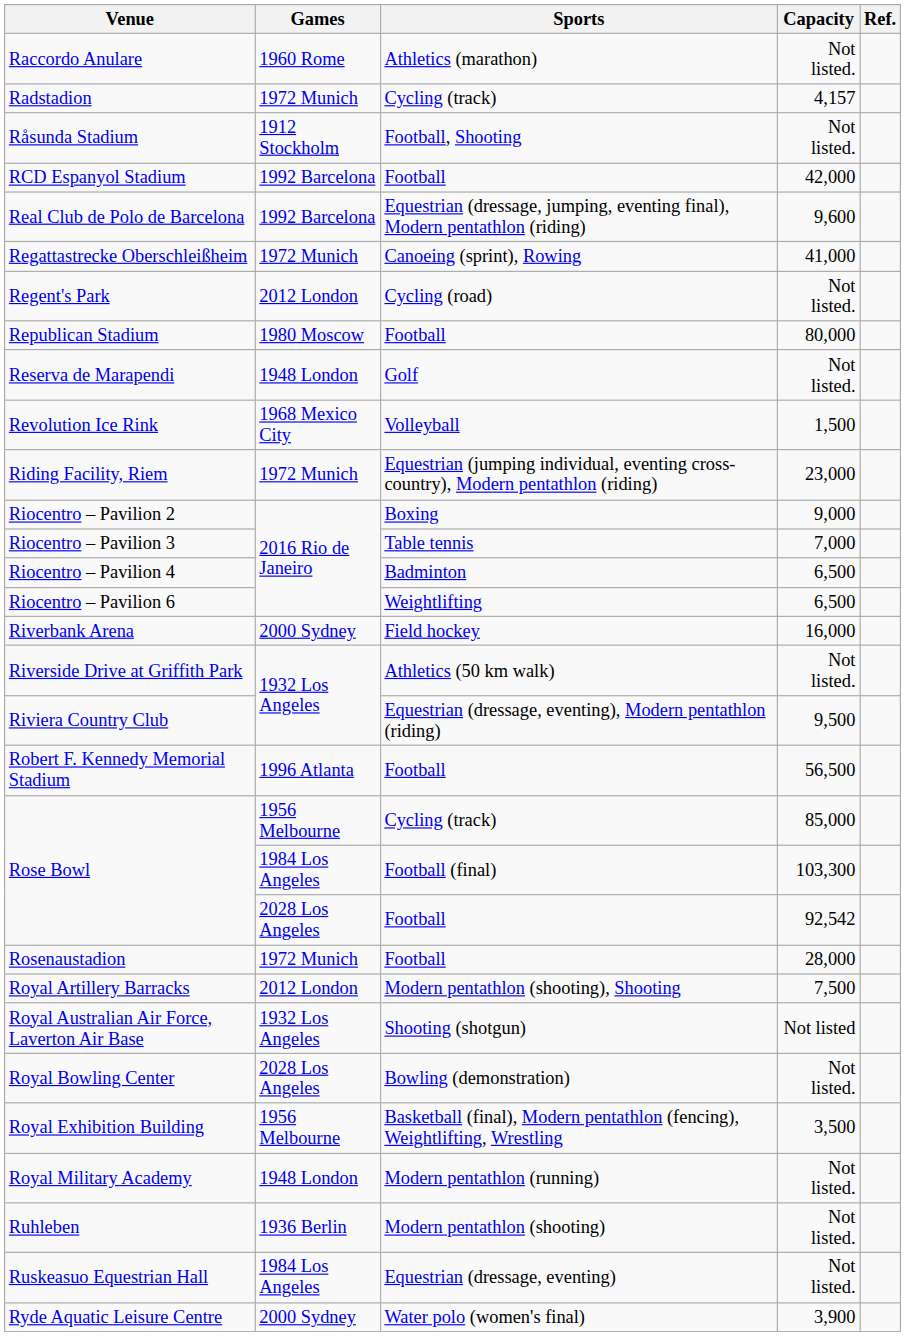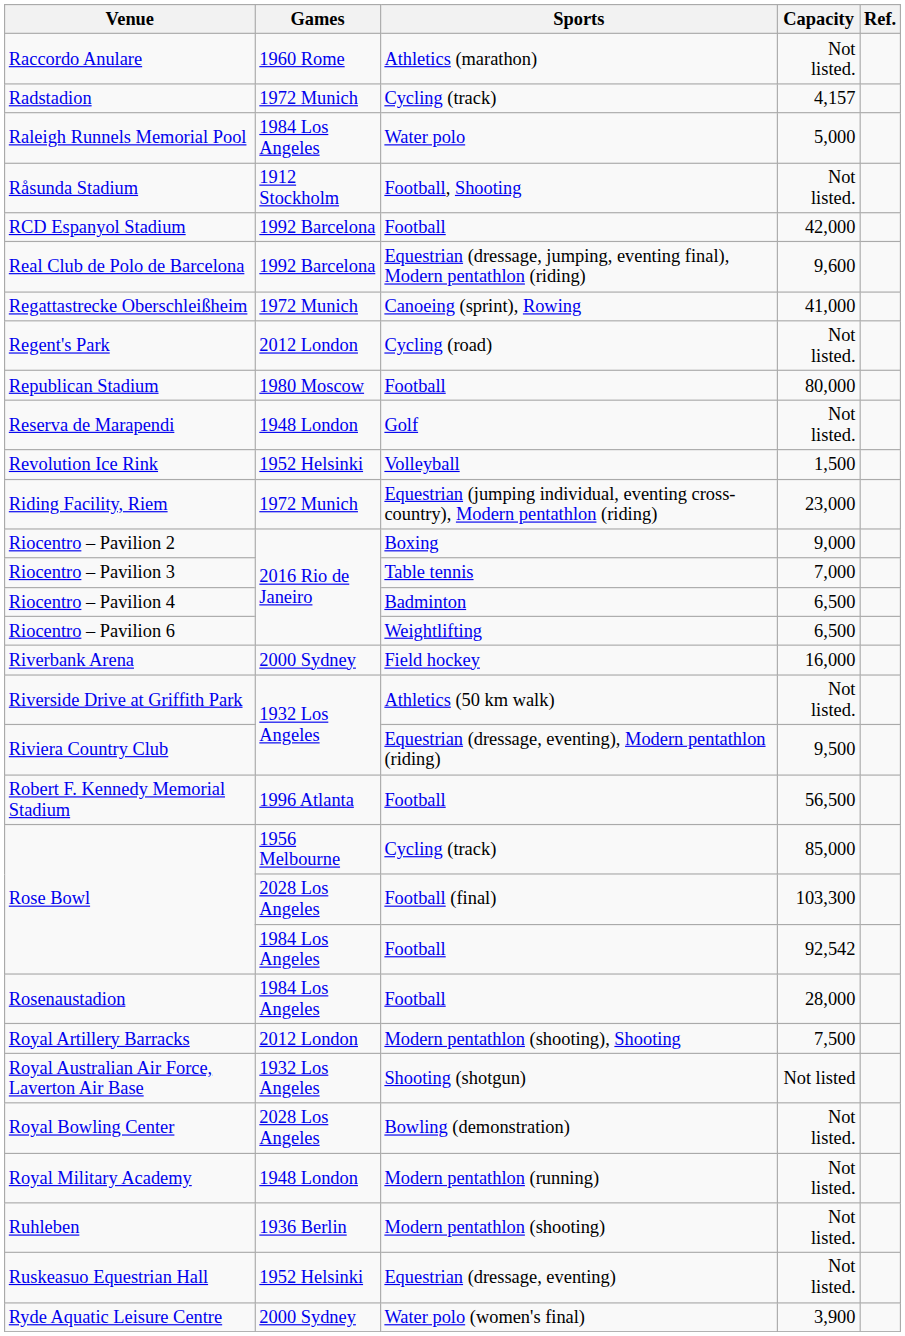+ row: (128, 137)
(308, 424) 1968 Mexico City -> (311, 464) 1952 Helsinki
(294, 869) 1984 Los Angeles -> (294, 899) 2028 Los Angeles
(294, 919) 2028 Los Angeles -> (294, 949) 1984 Los Angeles
(309, 959) 1972 Munich -> (294, 998) 1984 Los Angeles
- row: (106, 1127)
(294, 1277) 1984 Los Angeles -> (311, 1277) 1952 Helsinki
